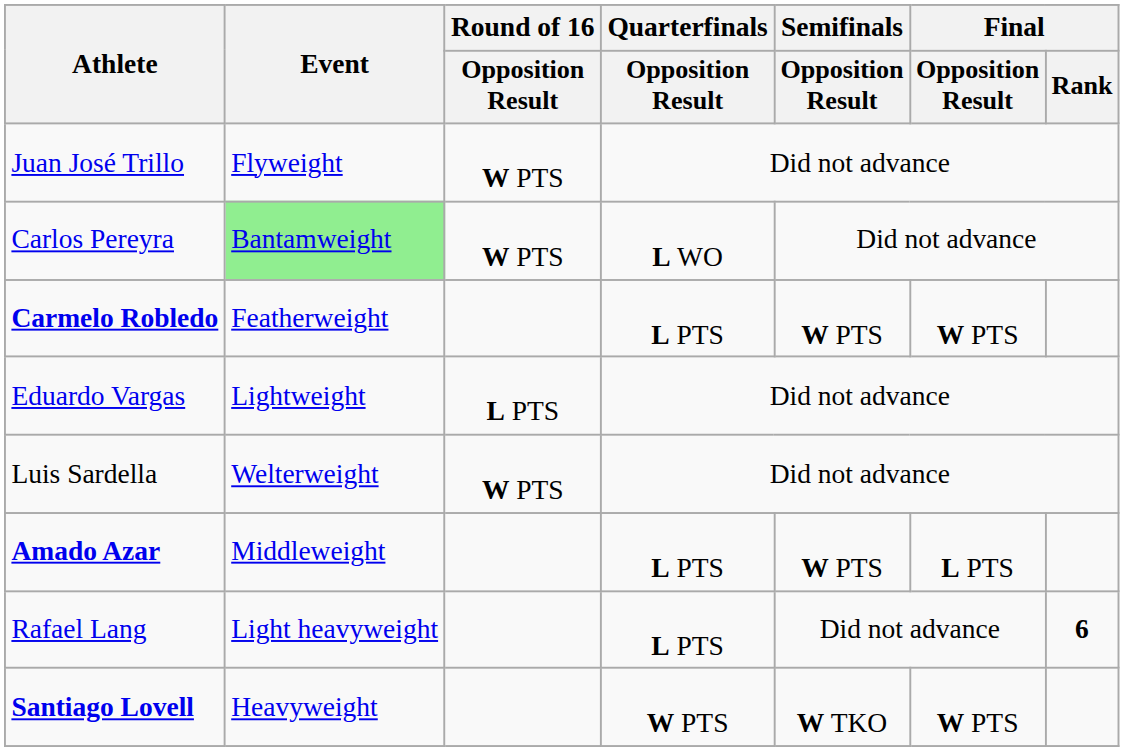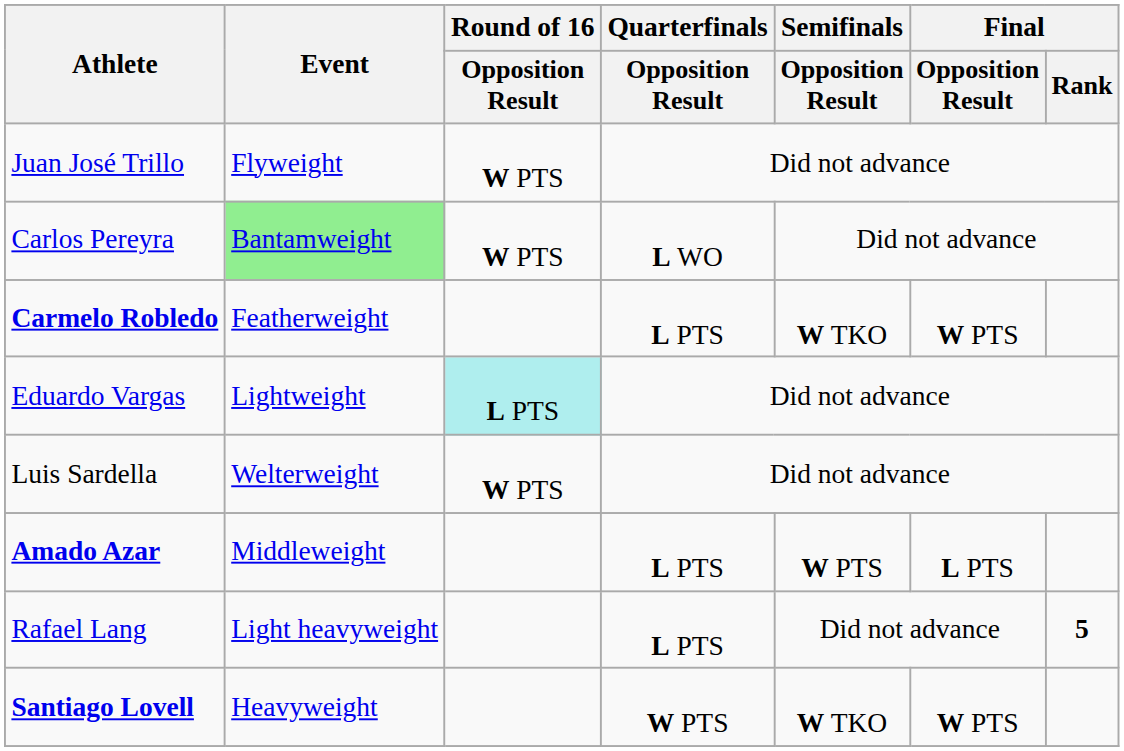(842, 334) W PTS -> (842, 334) W TKO
(523, 412) no background -> (523, 412) paleturquoise background
(1082, 629) 6 -> (1082, 629) 5
